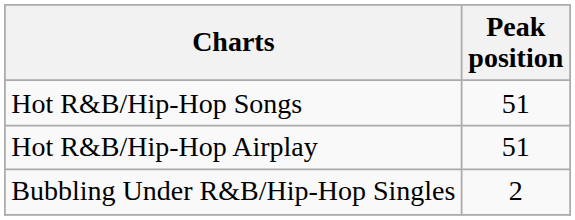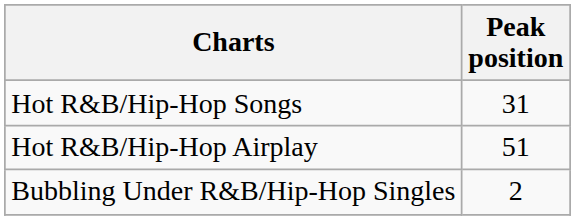(516, 102) 51 -> (516, 102) 31
